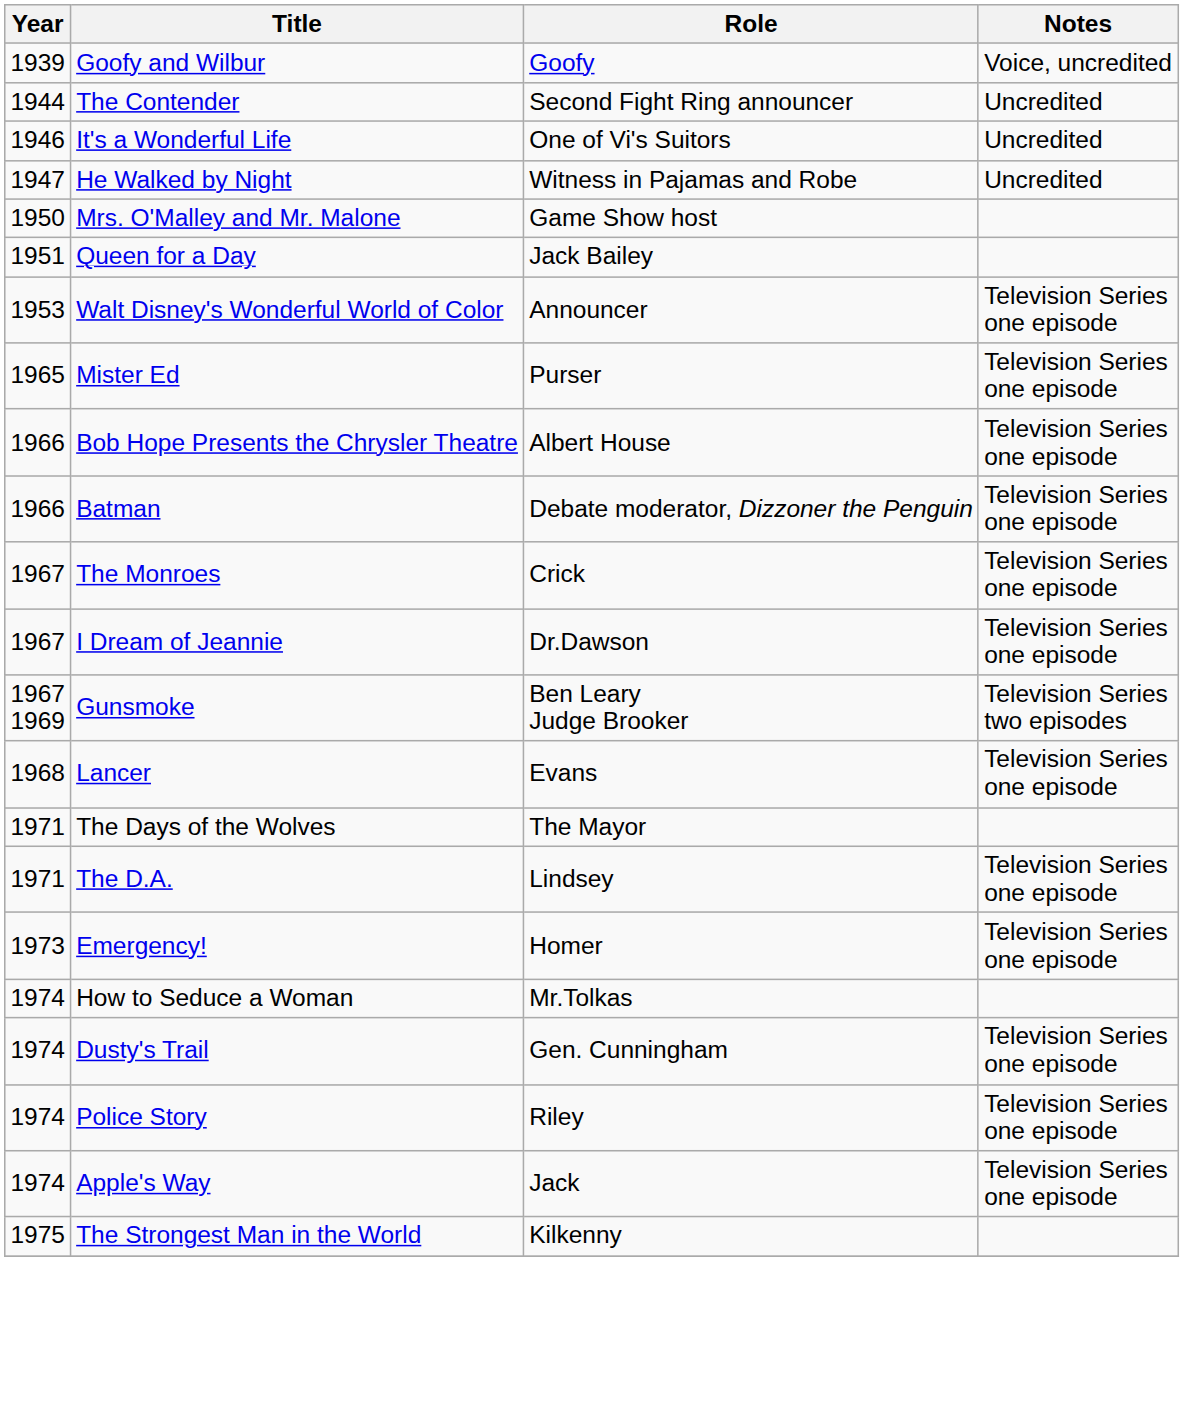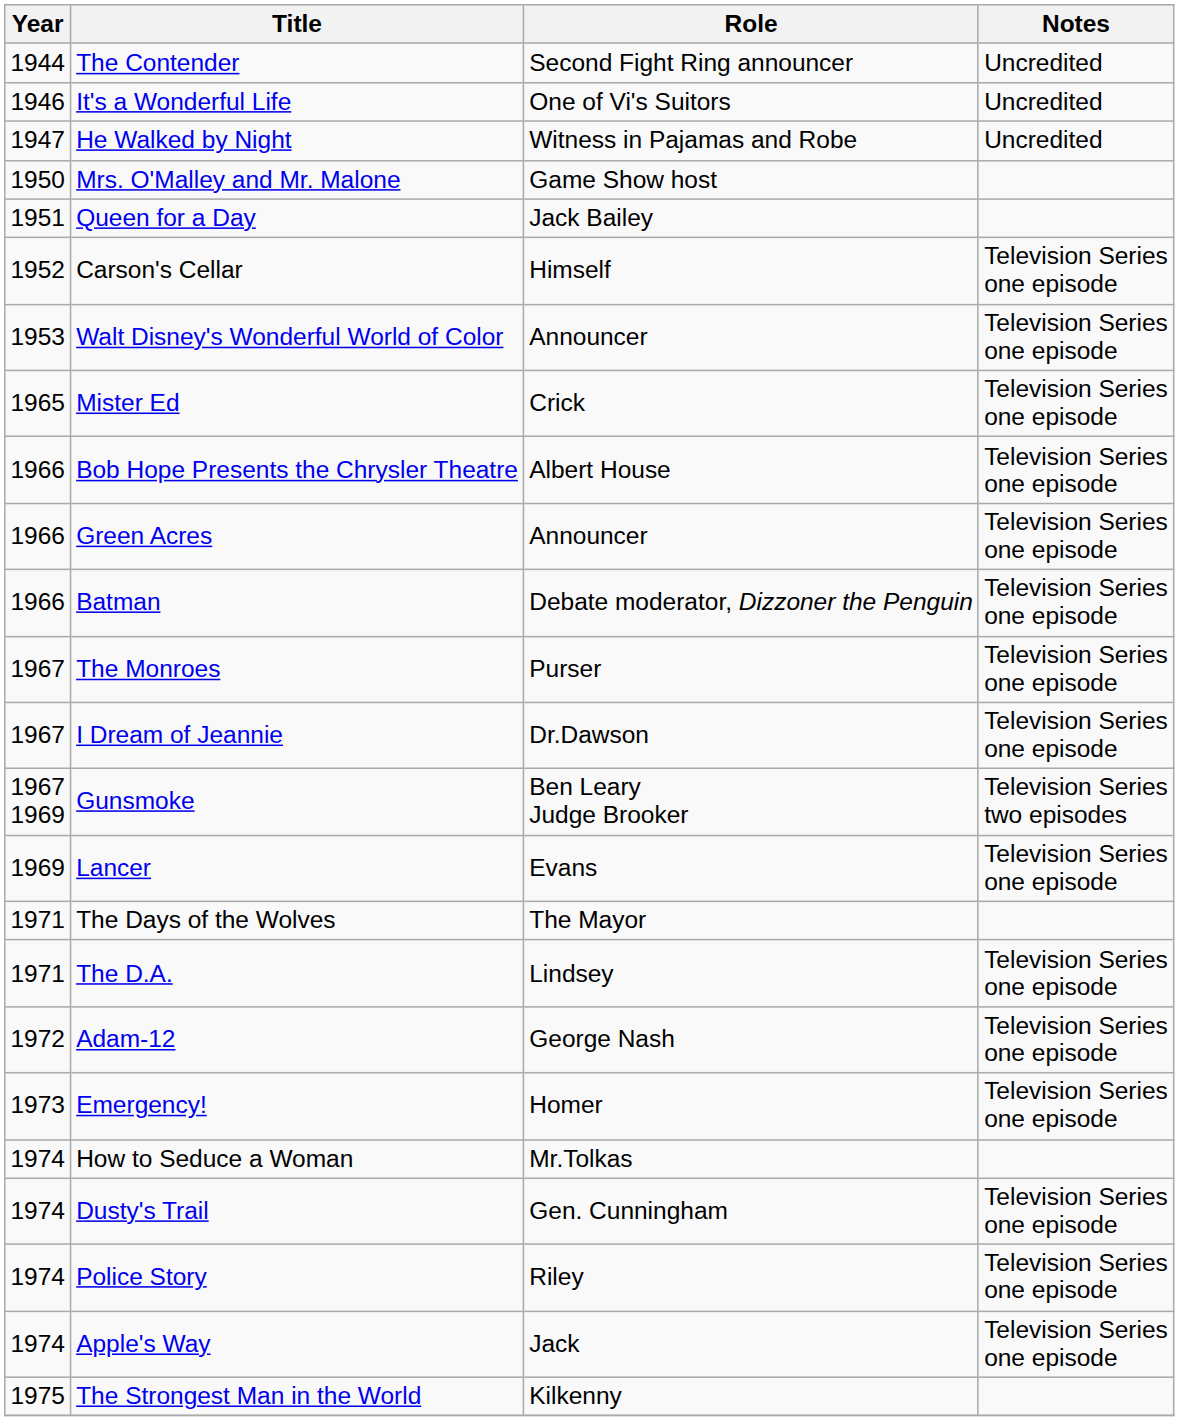- row: (171, 62)
+ row: (159, 270)
(565, 375) Purser -> (557, 403) Crick
+ row: (144, 536)
(557, 574) Crick -> (565, 668) Purser
(38, 773) 1968 -> (38, 867) 1969
+ row: (126, 1039)
